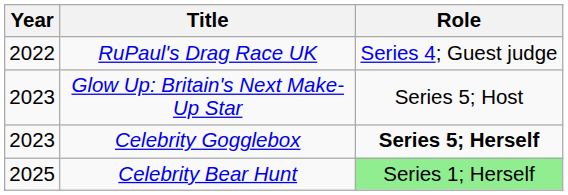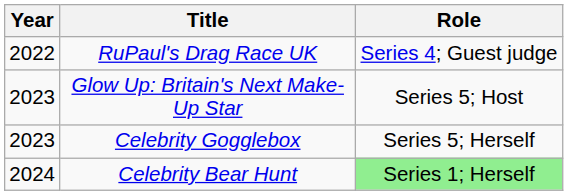(459, 141) bold -> (459, 141) normal
(32, 173) 2025 -> (32, 173) 2024
